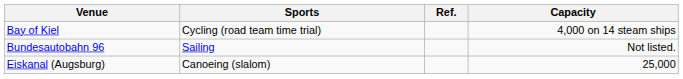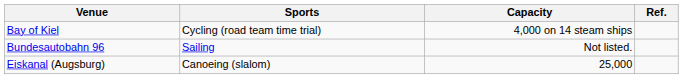columns swapped: (573, 13) <-> (446, 13)
